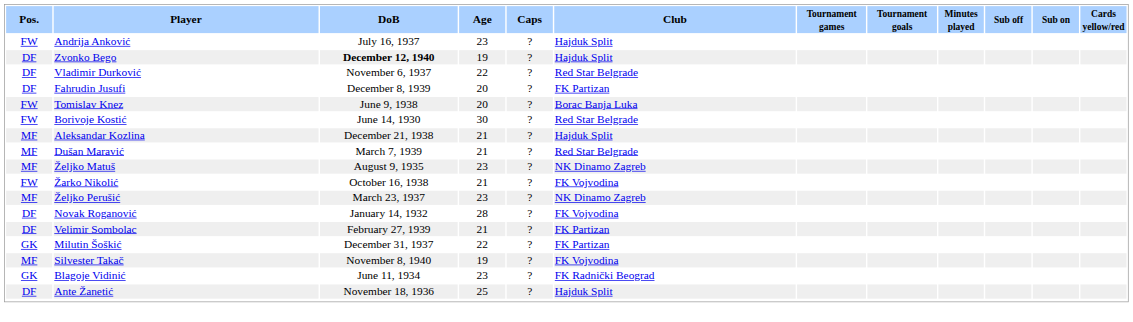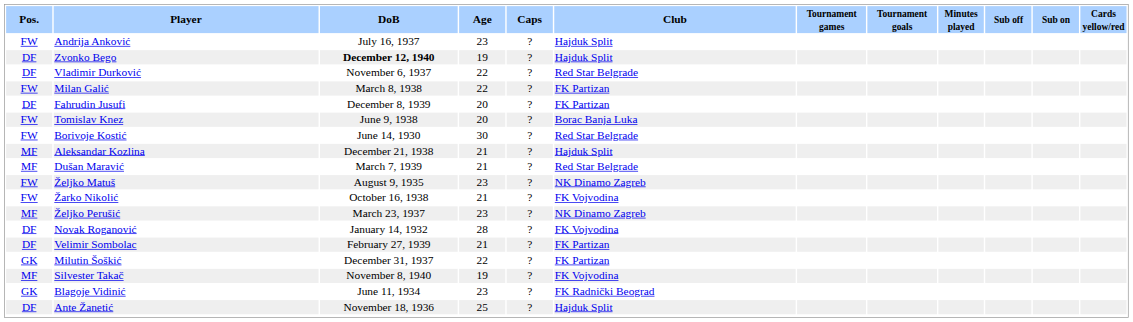+ row: (82, 88)
(29, 166) MF -> (29, 182) FW
